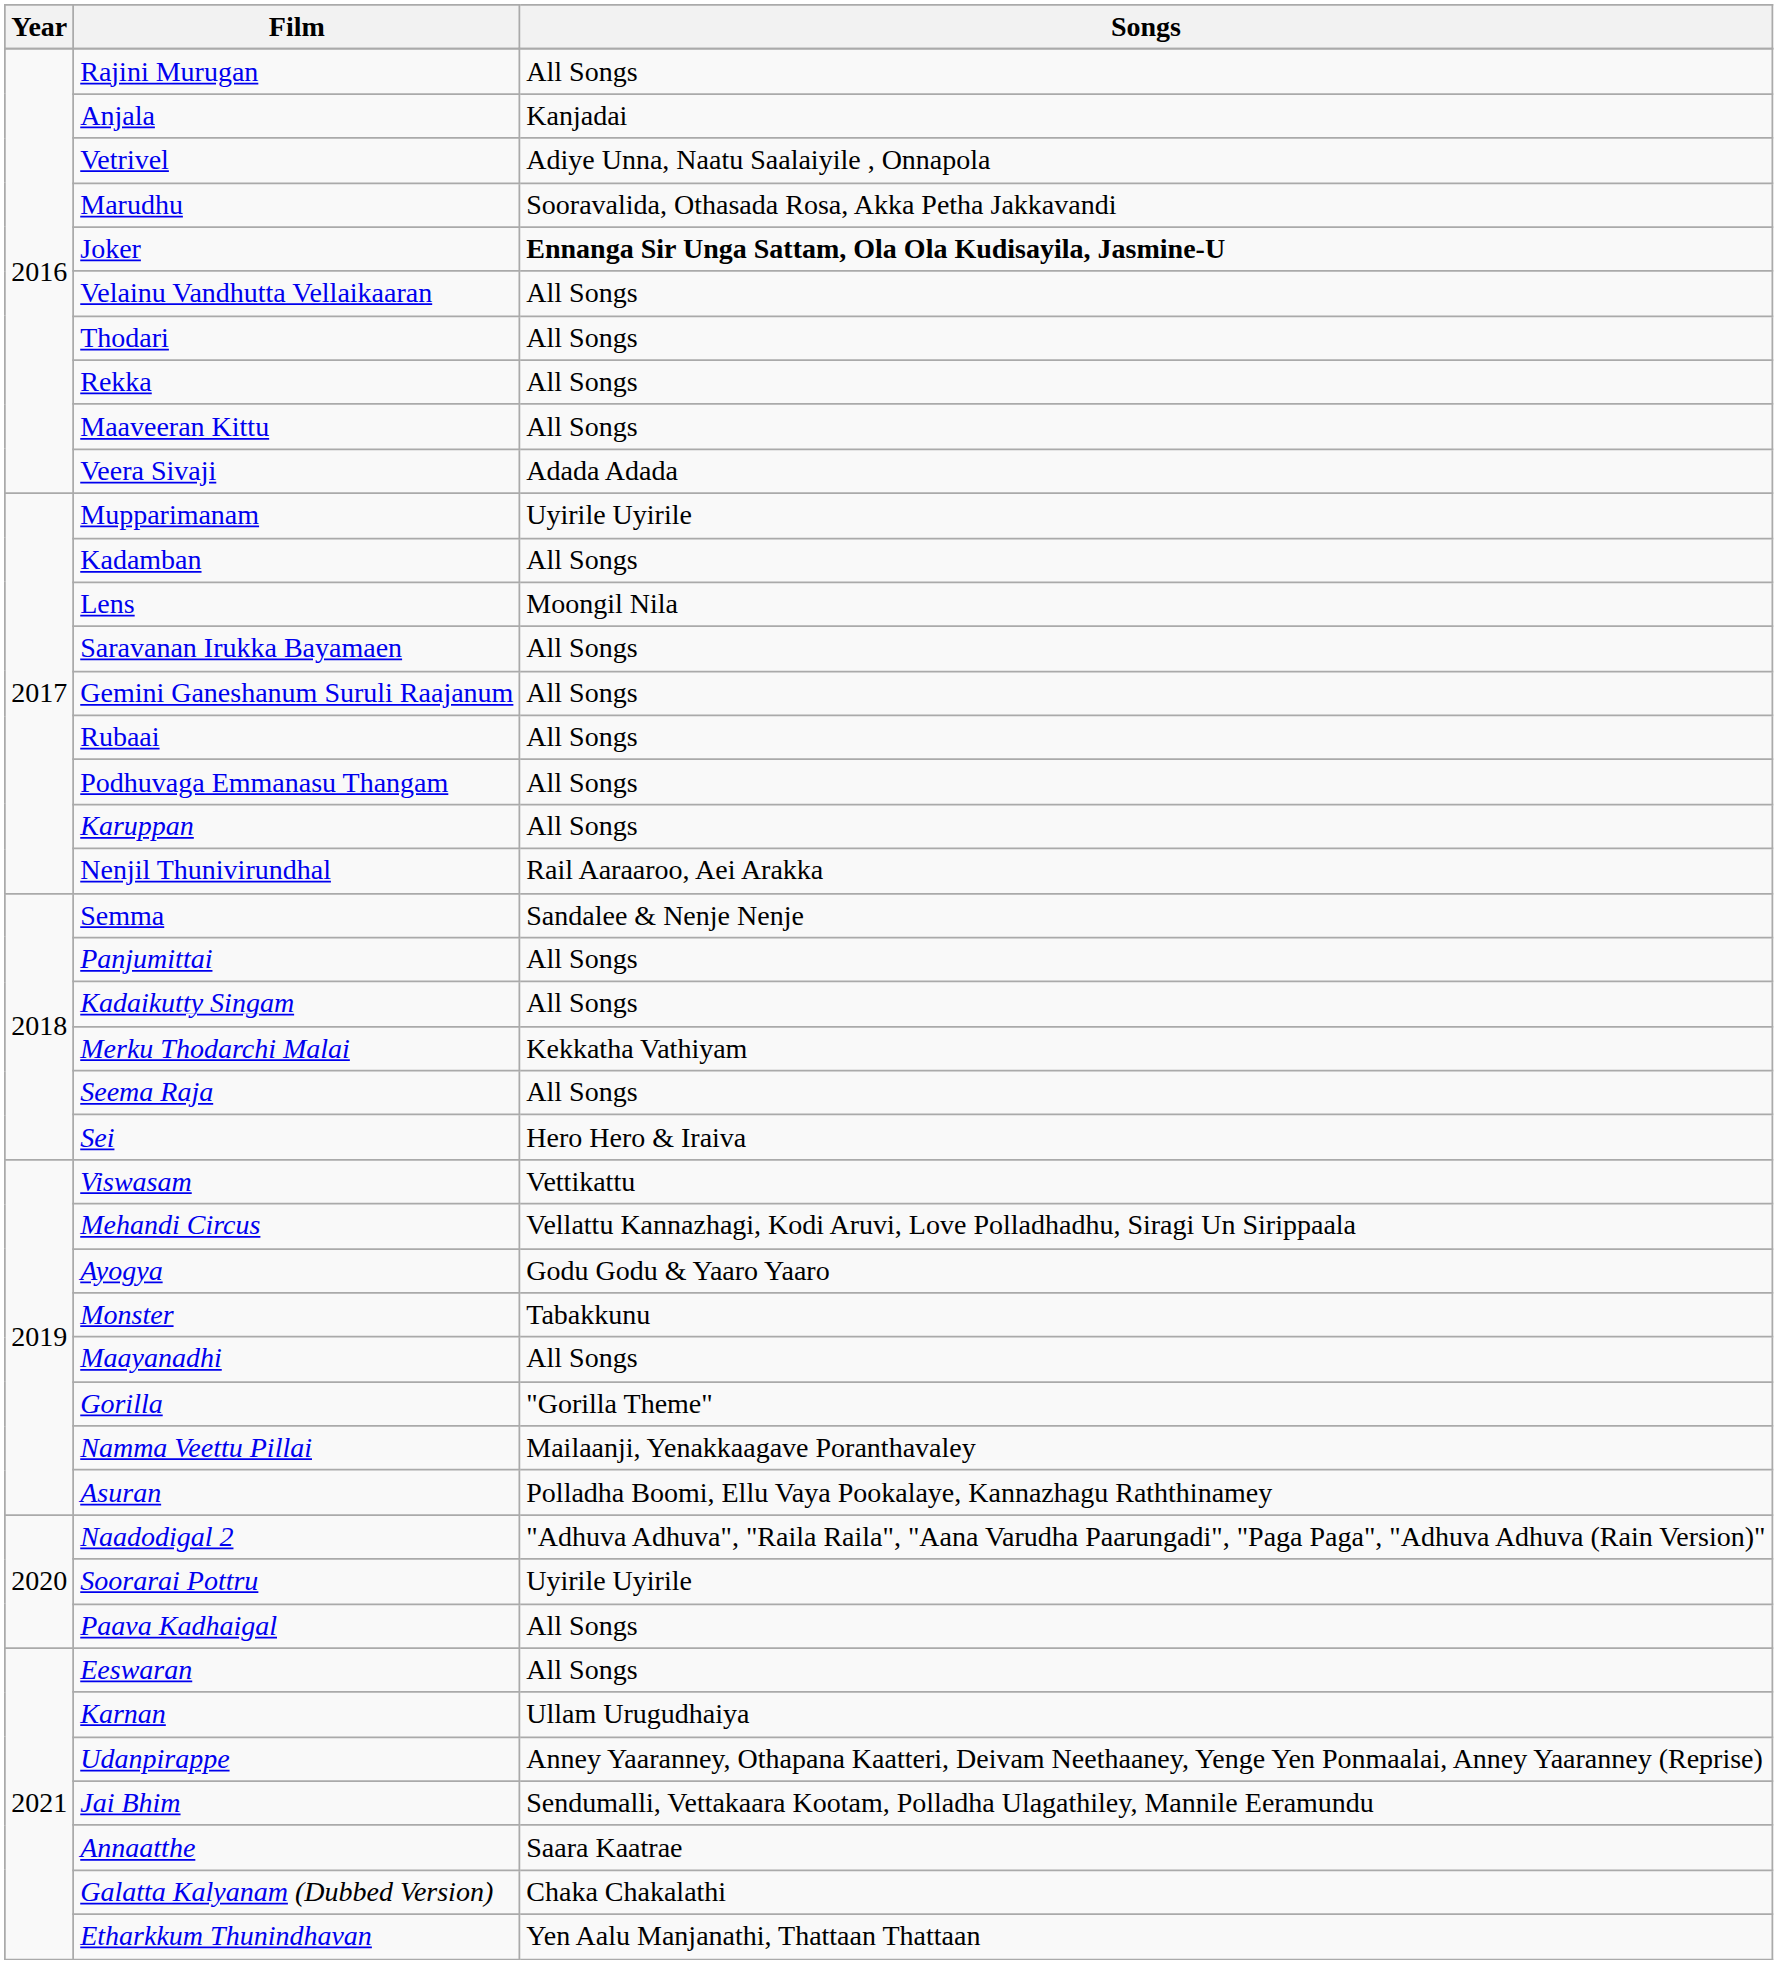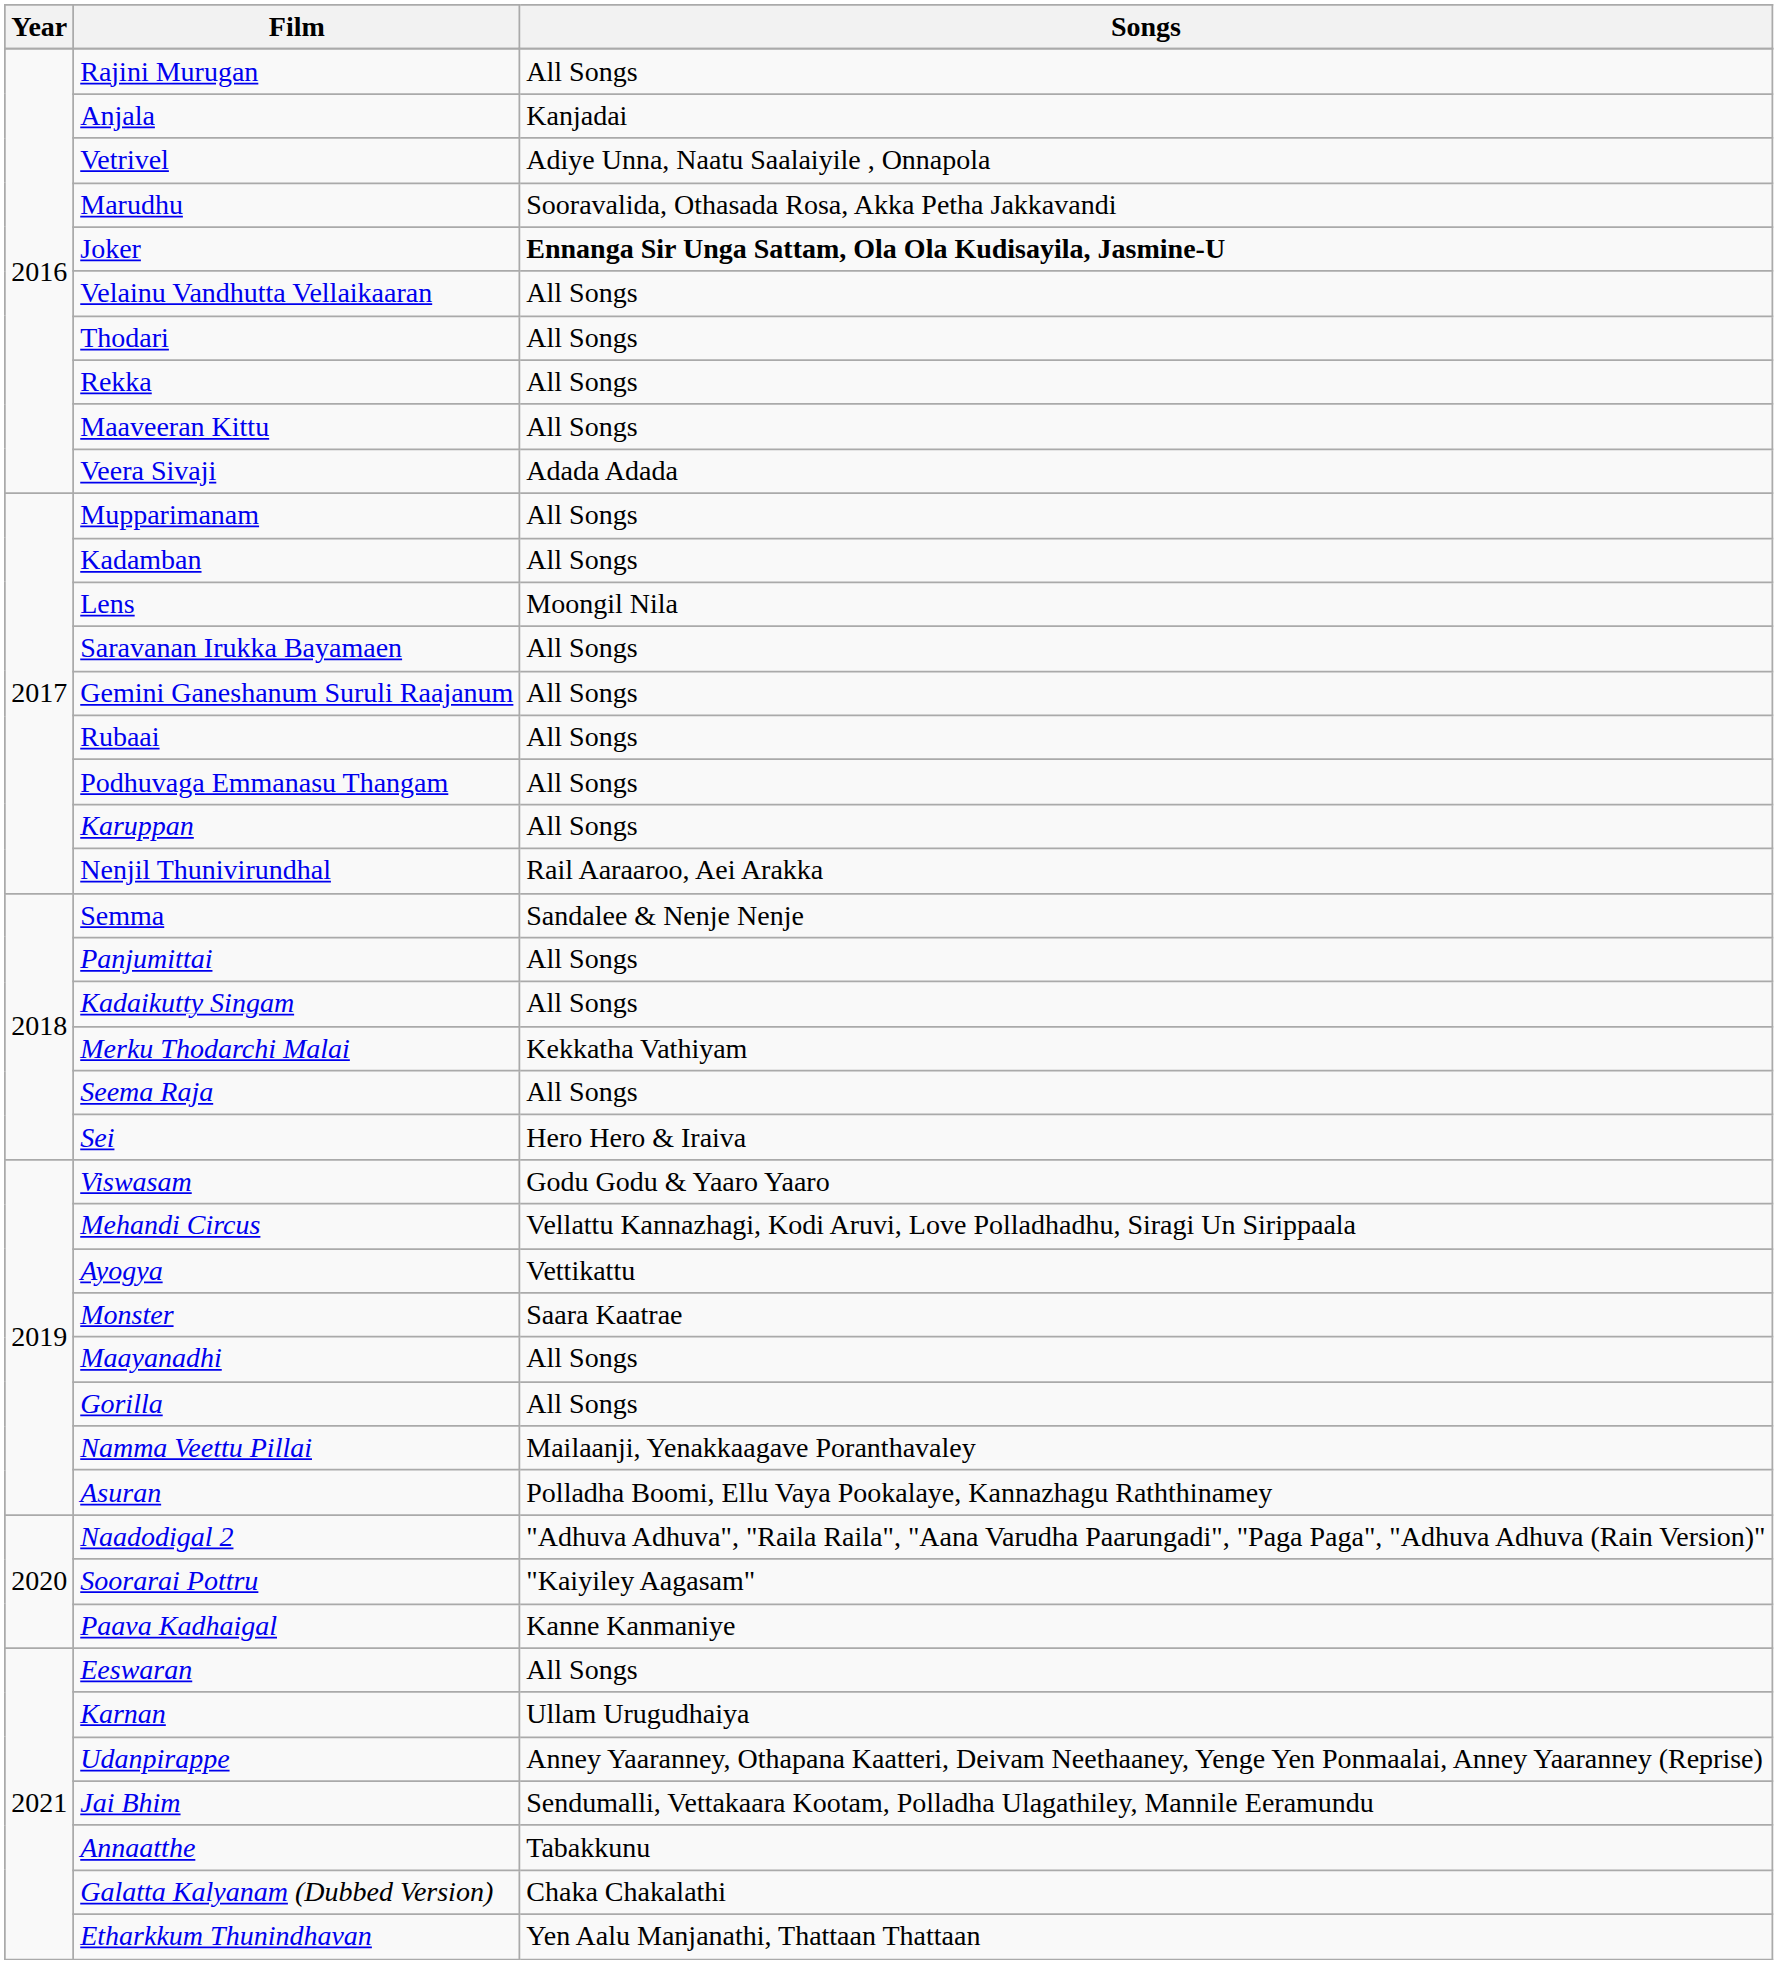(609, 515) Uyirile Uyirile -> (582, 515) All Songs
(581, 1181) Vettikattu -> (678, 1181) Godu Godu & Yaaro Yaaro
(678, 1270) Godu Godu & Yaaro Yaaro -> (581, 1270) Vettikattu
(588, 1314) Tabakkunu -> (604, 1314) Saara Kaatrae
(619, 1403) "Gorilla Theme" -> (582, 1403) All Songs
(609, 1580) Uyirile Uyirile -> (641, 1580) "Kaiyiley Aagasam"
(582, 1625) All Songs -> (631, 1625) Kanne Kanmaniye
(604, 1847) Saara Kaatrae -> (588, 1847) Tabakkunu
